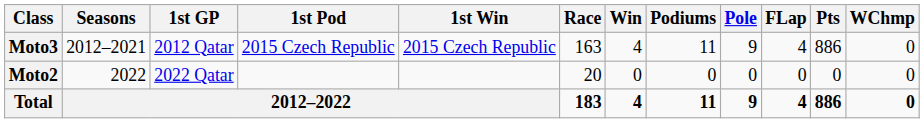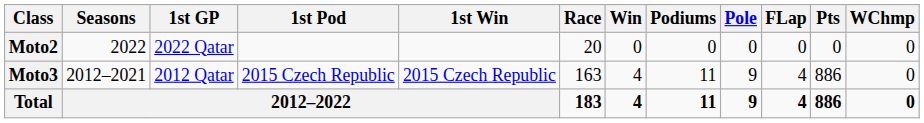rows swapped: (33, 46) <-> (33, 74)
